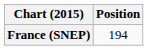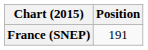(118, 34) 194 -> (118, 34) 191
